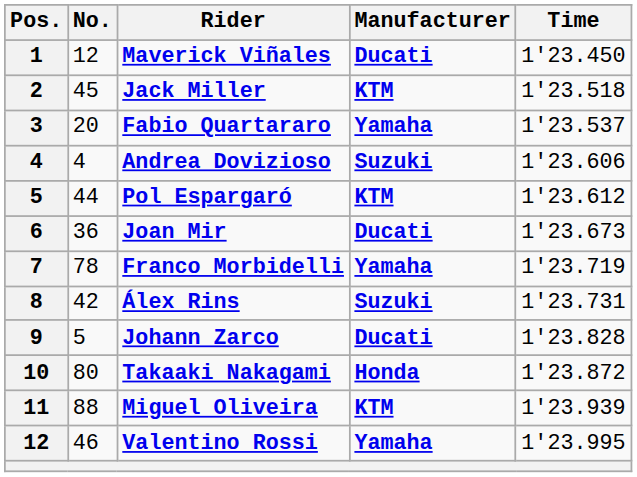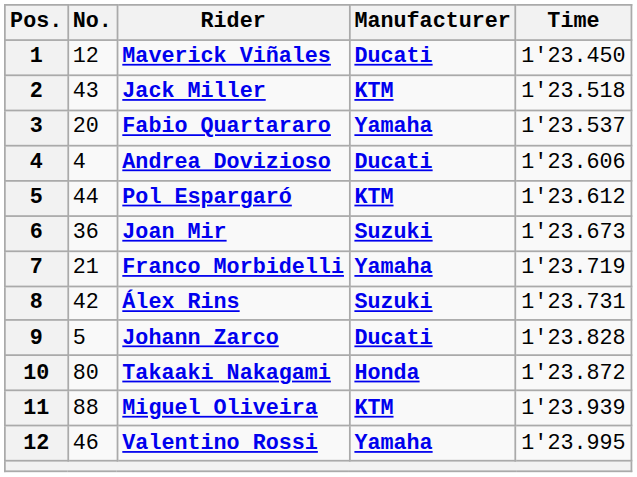(86, 93) 45 -> (86, 93) 43
(394, 163) Suzuki -> (394, 163) Ducati
(394, 233) Ducati -> (394, 233) Suzuki
(86, 268) 78 -> (86, 268) 21
